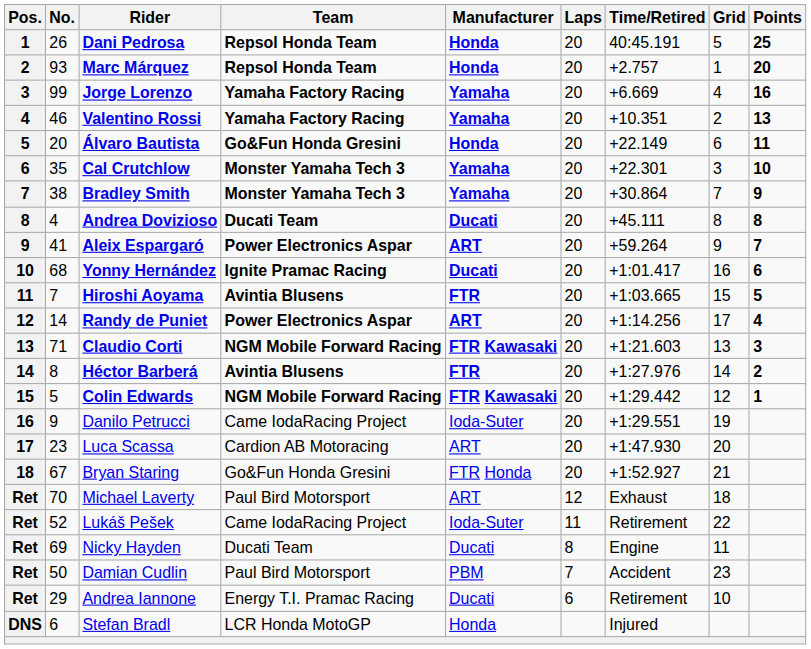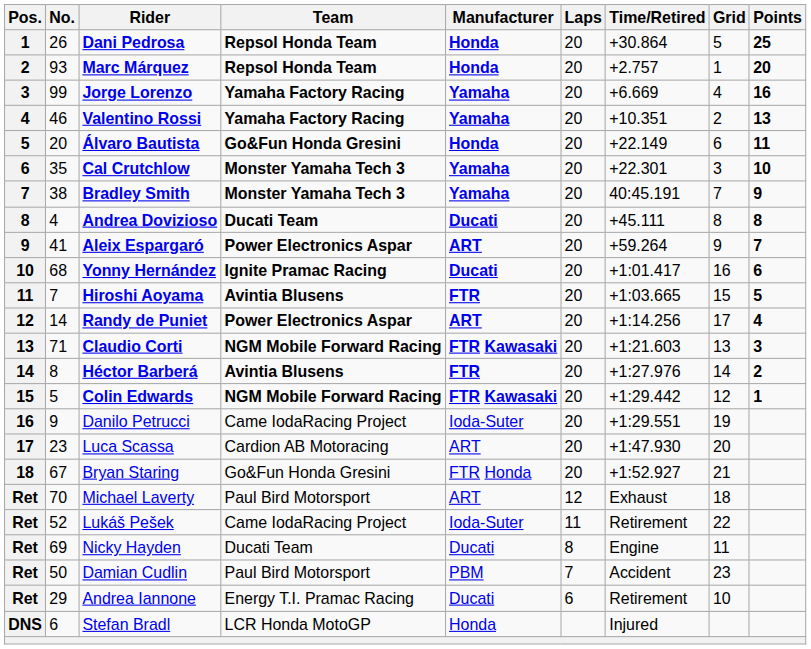(645, 43) 40:45.191 -> (638, 43) +30.864
(638, 194) +30.864 -> (645, 194) 40:45.191
